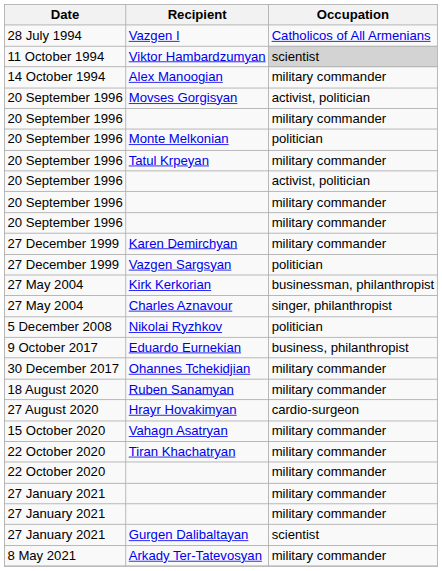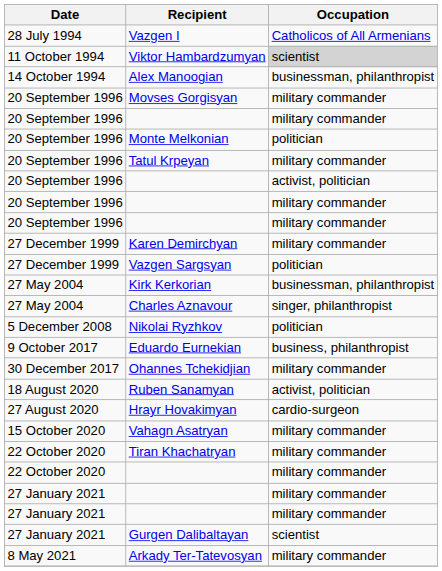(329, 77) military commander -> (353, 77) businessman, philanthropist
(321, 98) activist, politician -> (329, 98) military commander
(329, 389) military commander -> (321, 389) activist, politician
